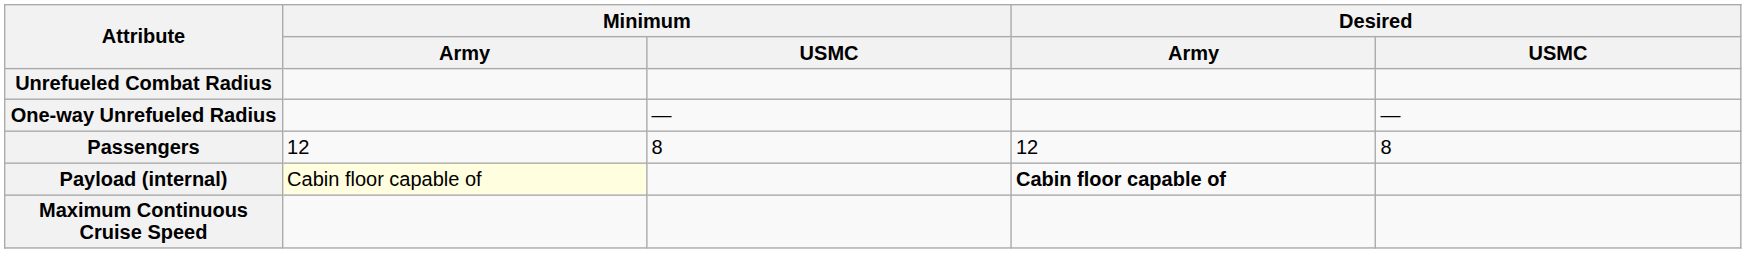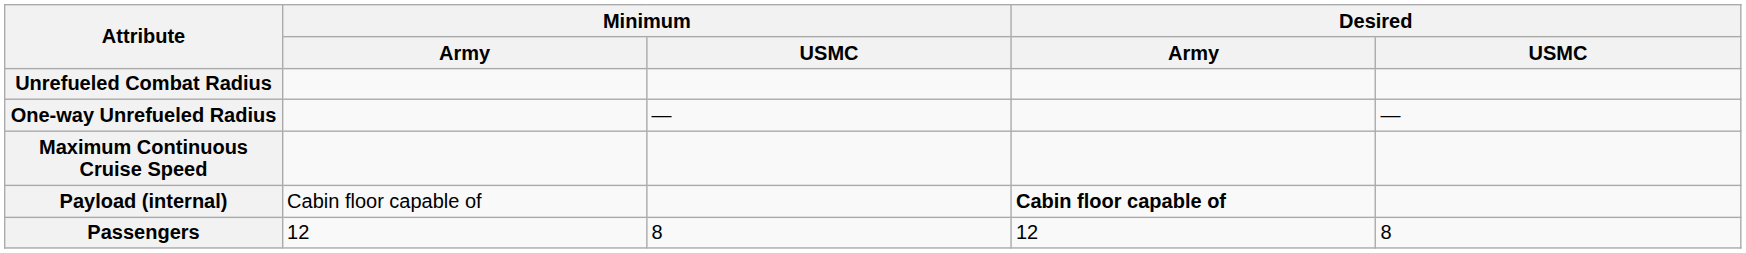rows swapped: (144, 222) <-> (144, 147)
(384, 179) lightyellow background -> (384, 201) no background
